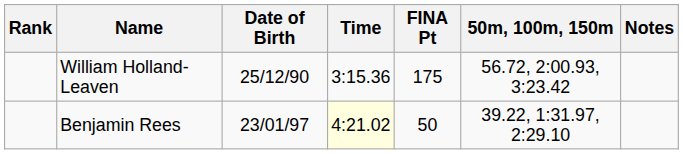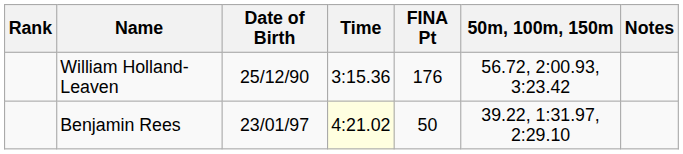(427, 76) 175 -> (427, 76) 176
